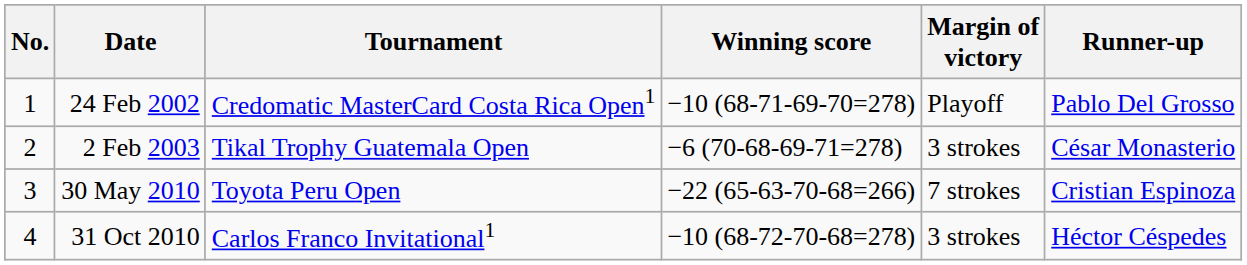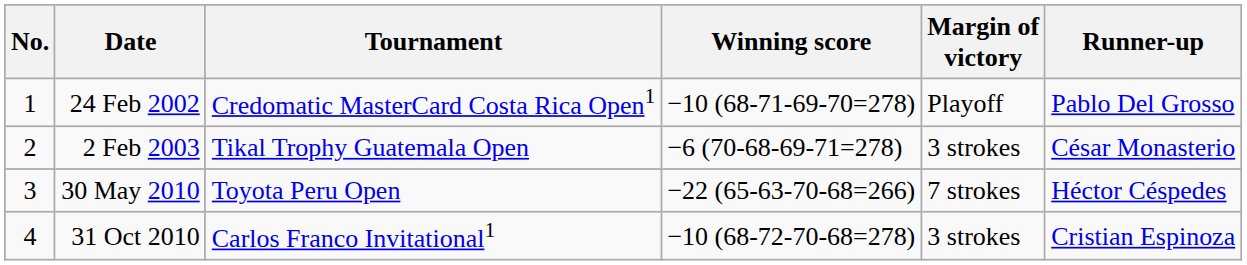(1143, 190) Cristian Espinoza -> (1139, 190) Héctor Céspedes
(1139, 236) Héctor Céspedes -> (1143, 236) Cristian Espinoza
